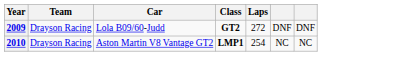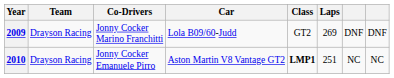+ column: (130, 12)
(231, 28) bold -> (302, 34) normal
(258, 28) 272 -> (330, 34) 269
(258, 44) 254 -> (330, 60) 251
